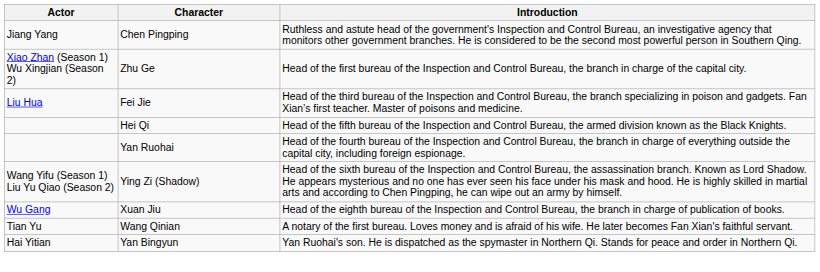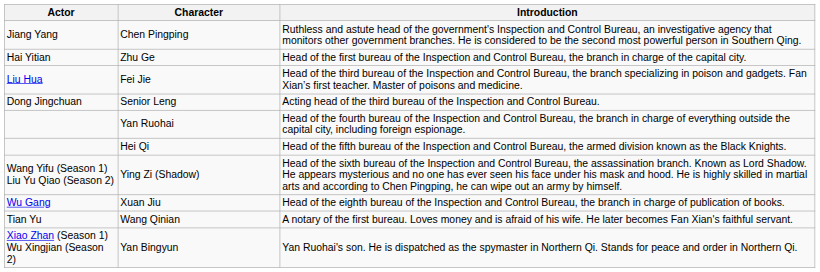(57, 69) Xiao Zhan (Season 1) Wu Xingjian (Season 2) -> (29, 57) Hai Yitian
+ row: (148, 102)
rows swapped: (147, 147) <-> (135, 125)
(29, 243) Hai Yitian -> (57, 247) Xiao Zhan (Season 1) Wu Xingjian (Season 2)
